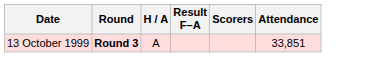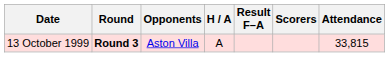+ column: (173, 19)
(288, 43) 33,851 -> (352, 43) 33,815
